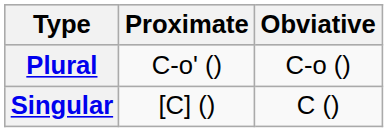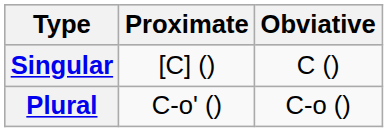rows swapped: (62, 106) <-> (62, 65)
